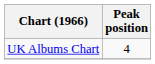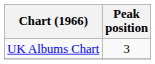(127, 48) 4 -> (127, 48) 3
